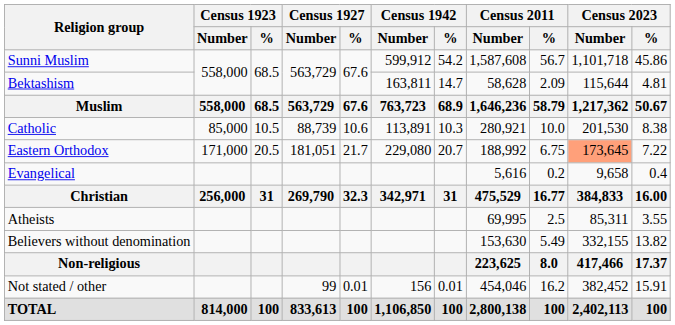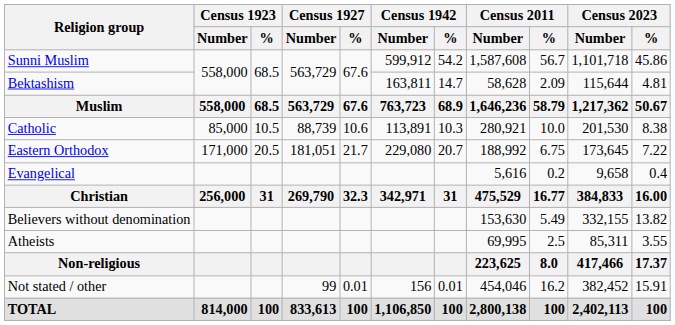(605, 151) lightsalmon background -> (605, 151) no background
rows swapped: (31, 219) <-> (99, 241)
